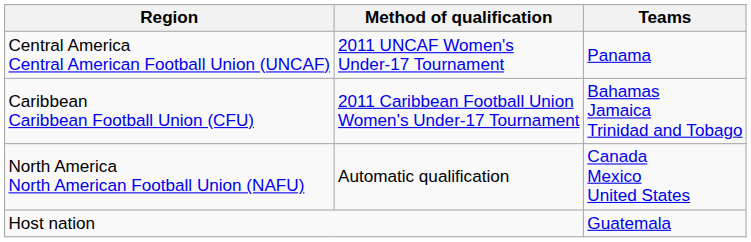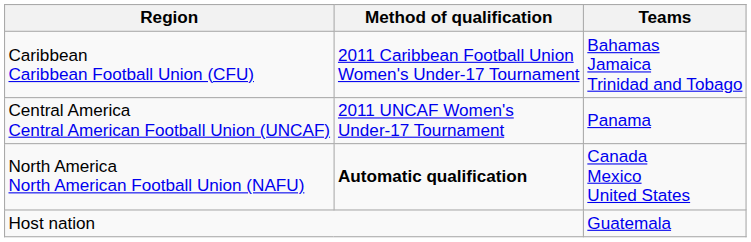rows swapped: (131, 110) <-> (169, 54)
(424, 176) normal -> (433, 176) bold
